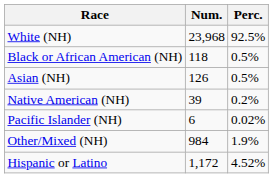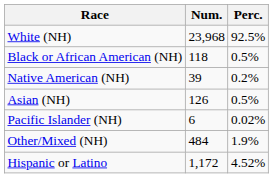rows swapped: (68, 99) <-> (39, 78)
(198, 141) 984 -> (198, 141) 484
